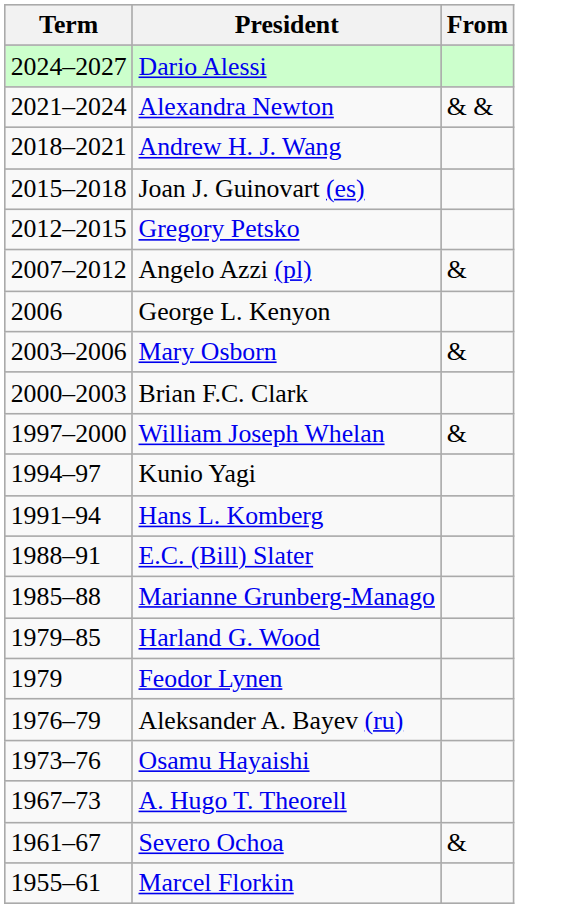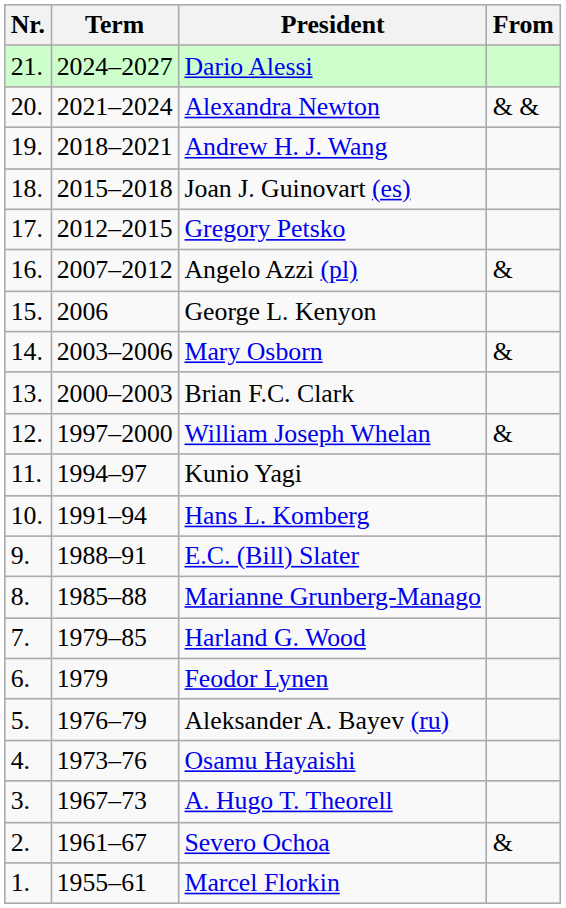+ column: (28, 24)
